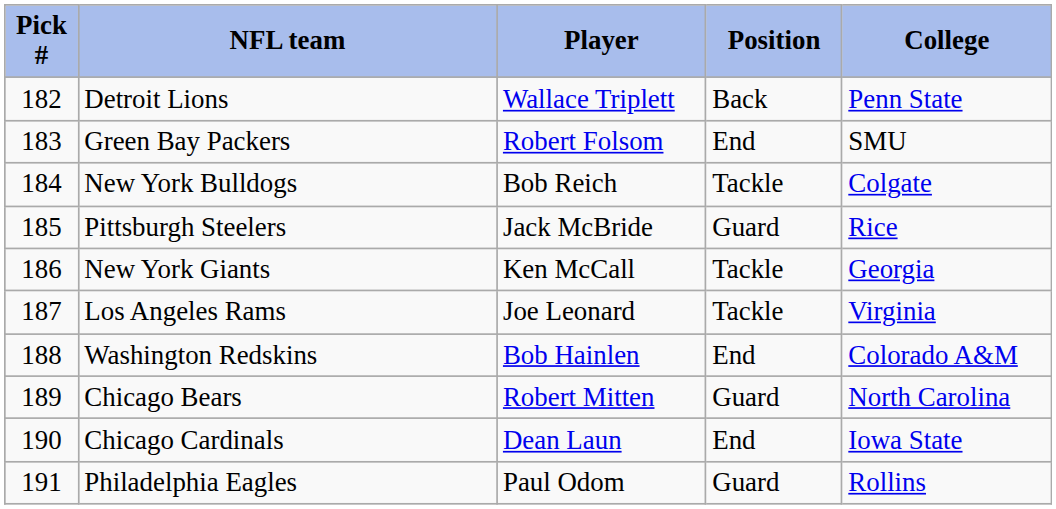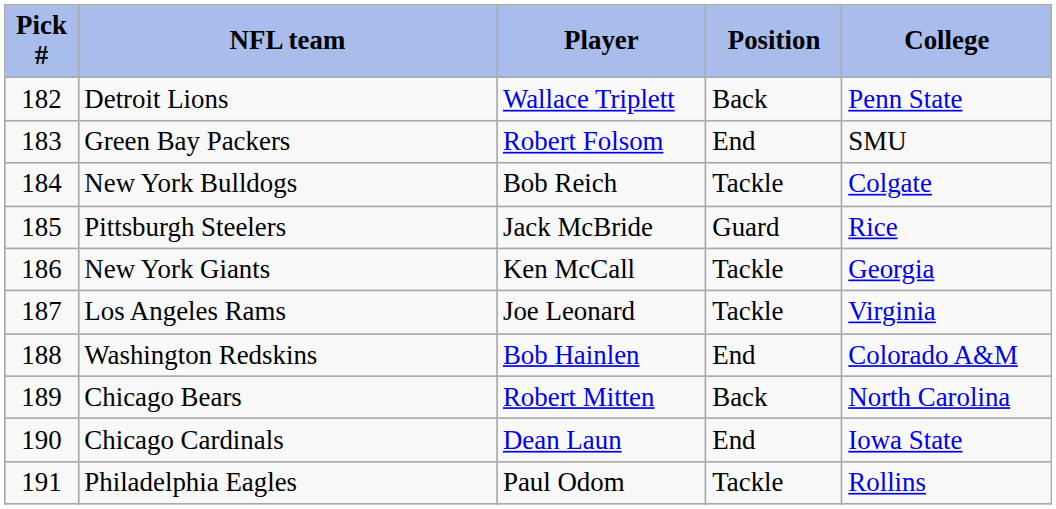(746, 397) Guard -> (740, 397) Back
(746, 482) Guard -> (748, 482) Tackle
